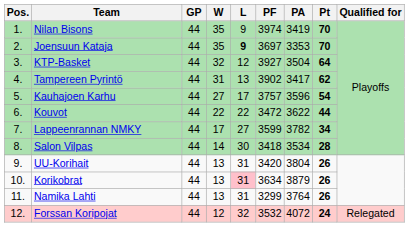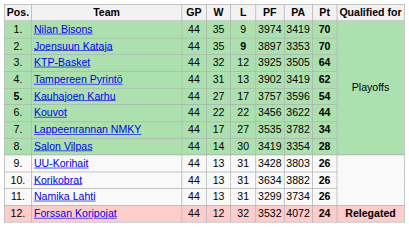(270, 46) 3697 -> (270, 46) 3897
(270, 63) 3927 -> (270, 63) 3925
(298, 63) 3504 -> (298, 63) 3505
(298, 79) 3417 -> (298, 79) 3419
(18, 96) normal -> (18, 96) bold
(270, 113) 3472 -> (270, 113) 3456
(270, 130) 3599 -> (270, 130) 3535
(270, 146) 3418 -> (270, 146) 3419
(298, 146) 3534 -> (298, 146) 3354
(270, 163) 3420 -> (270, 163) 3428
(298, 163) 3804 -> (298, 163) 3803
(243, 180) pink background -> (243, 180) no background
(298, 180) 3879 -> (298, 180) 3882
(298, 197) 3764 -> (298, 197) 3734
(370, 213) normal -> (370, 213) bold
